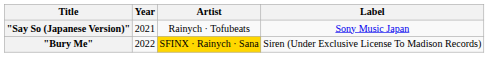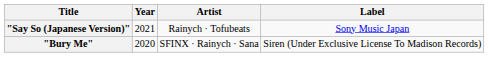(145, 44) 2022 -> (145, 44) 2020
(209, 44) gold background -> (209, 44) no background
